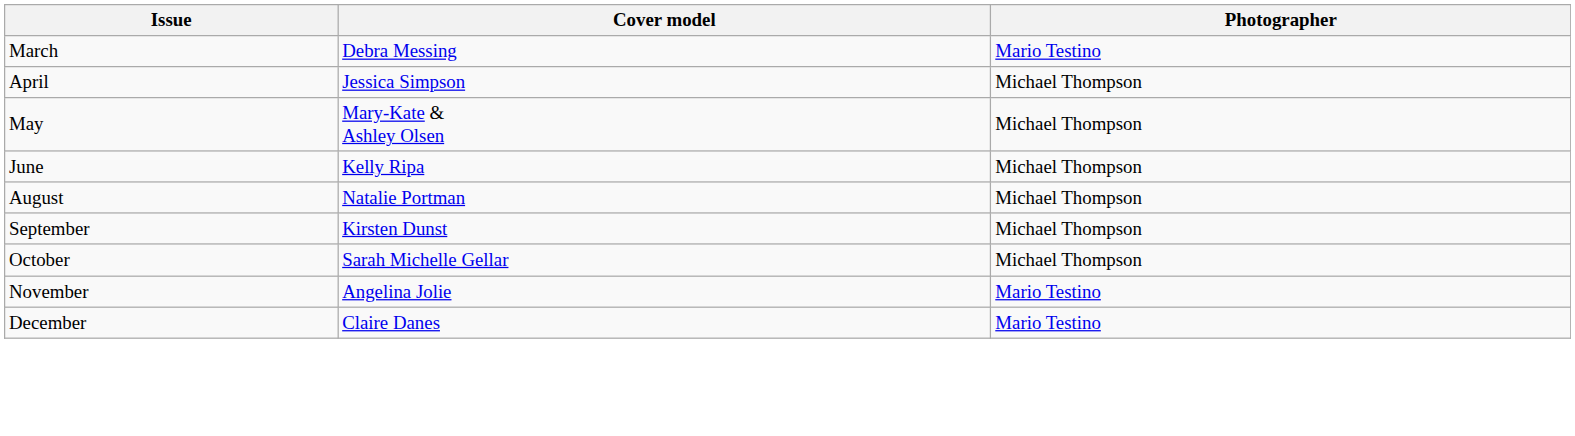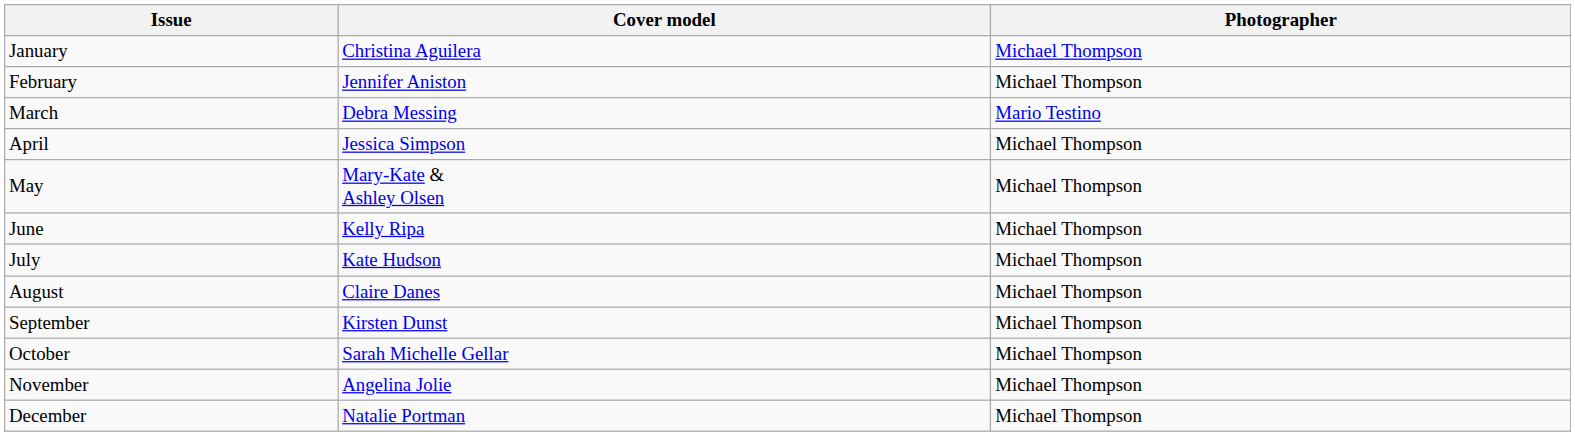+ row: (38, 51)
+ row: (43, 82)
+ row: (25, 260)
(404, 197) Natalie Portman -> (391, 291) Claire Danes
(1048, 291) Mario Testino -> (1069, 384) Michael Thompson
(391, 322) Claire Danes -> (404, 415) Natalie Portman
(1048, 322) Mario Testino -> (1069, 415) Michael Thompson
